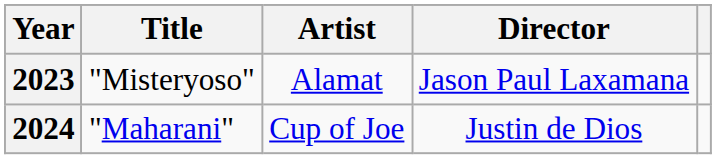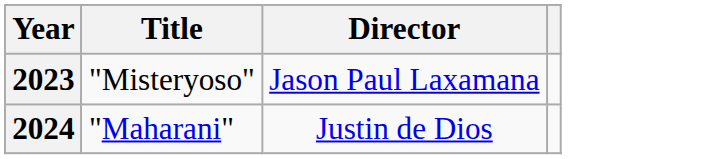- column: (337, 29)
